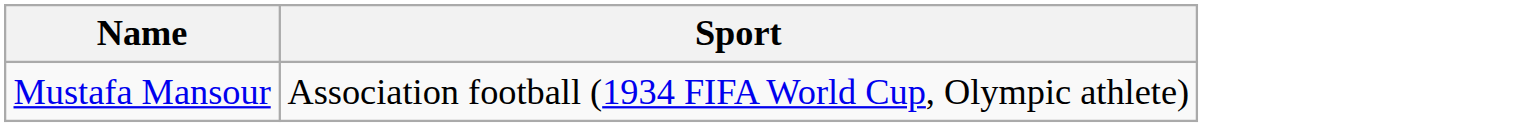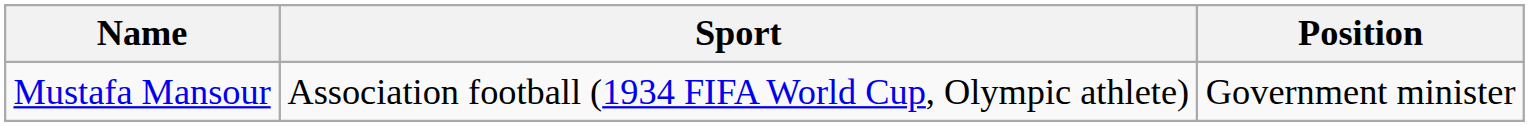+ column: (1361, 33)
